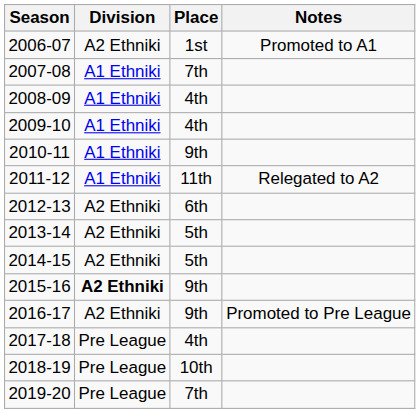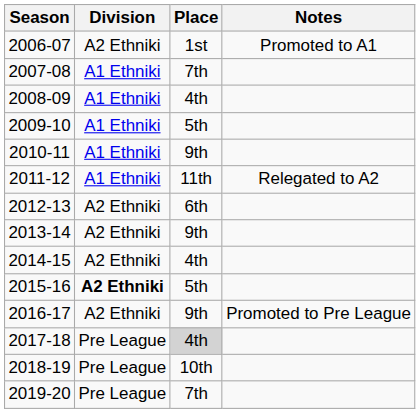(196, 125) 4th -> (196, 125) 5th
(196, 233) 5th -> (196, 233) 9th
(196, 260) 5th -> (196, 260) 4th
(196, 286) 9th -> (196, 286) 5th
(196, 340) no background -> (196, 340) lightgrey background
